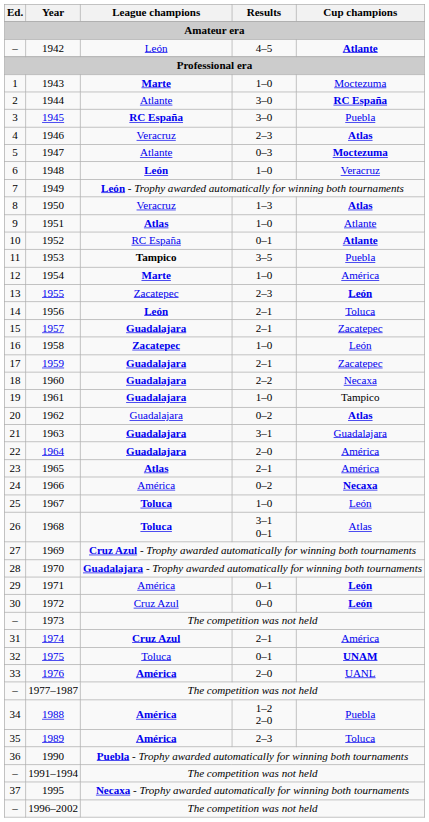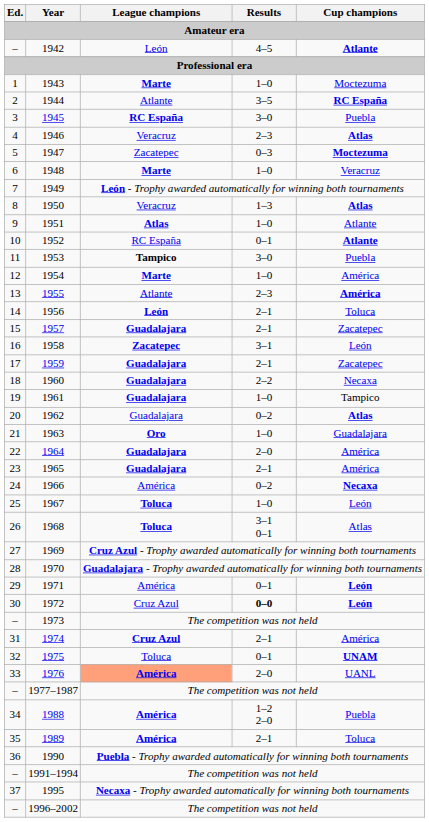(264, 100) 3–0 -> (264, 100) 3–5
(156, 153) Atlante -> (156, 153) Zacatepec
(156, 170) León -> (156, 170) Marte
(264, 258) 3–5 -> (264, 258) 3–0
(156, 293) Zacatepec -> (156, 293) Atlante
(360, 293) León -> (360, 293) América
(264, 345) 1–0 -> (264, 345) 3–1
(156, 433) Guadalajara -> (156, 433) Oro
(264, 433) 3–1 -> (264, 433) 1–0
(156, 468) Atlas -> (156, 468) Guadalajara
(264, 603) normal -> (264, 603) bold
(156, 673) no background -> (156, 673) lightsalmon background
(264, 738) 2–3 -> (264, 738) 2–1
